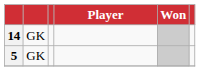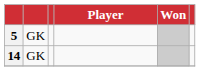rows swapped: (14, 55) <-> (14, 35)
